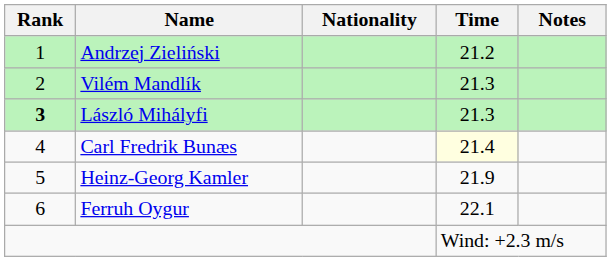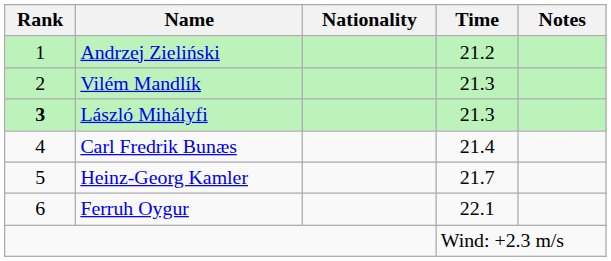(477, 146) lightyellow background -> (477, 146) no background
(477, 177) 21.9 -> (477, 177) 21.7
